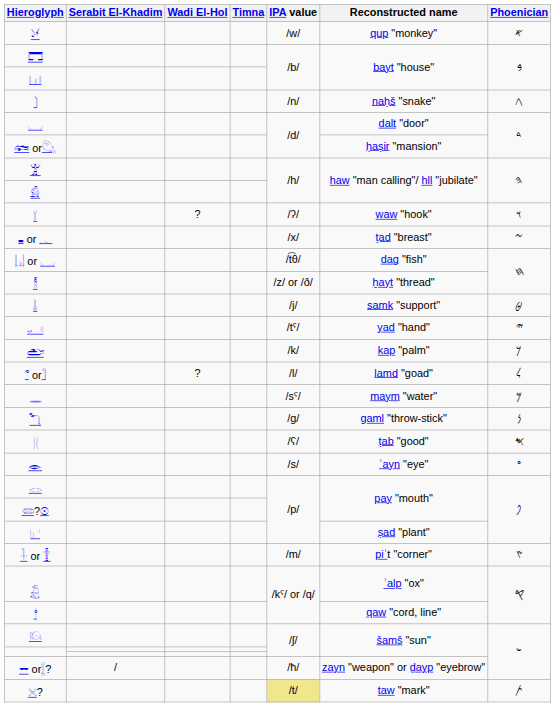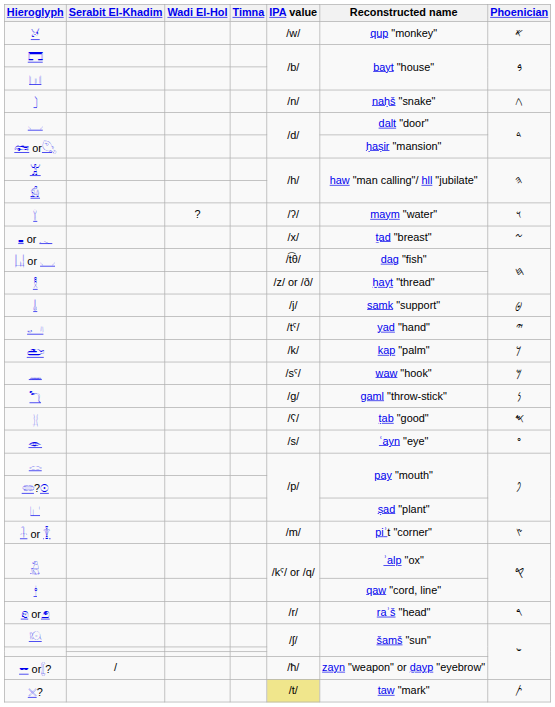(404, 214) waw "hook" -> (404, 214) maym "water"
- row: (35, 375)
(404, 396) maym "water" -> (404, 373) waw "hook"
+ row: (35, 614)
